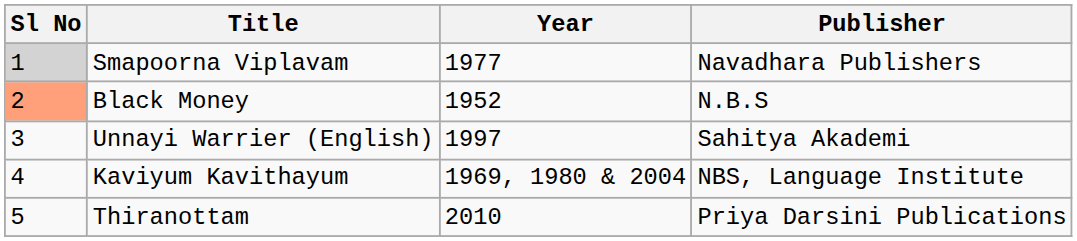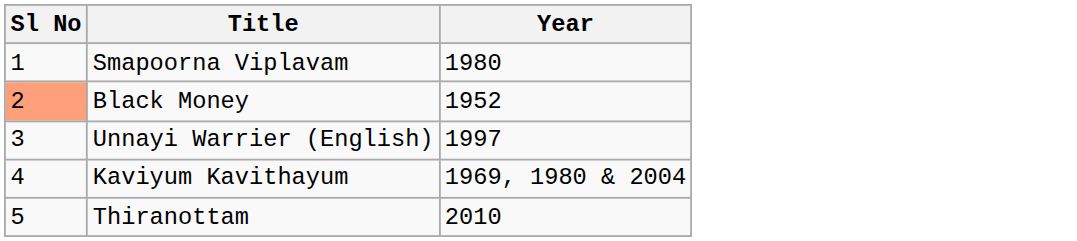- column: (882, 24)
(18, 63) lightgrey background -> (18, 63) no background
(473, 63) 1977 -> (473, 63) 1980
